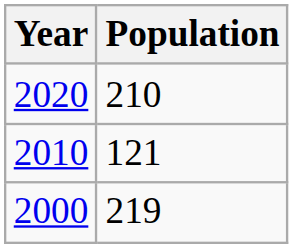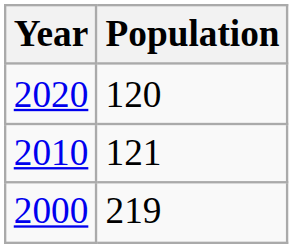(133, 93) 210 -> (133, 93) 120
